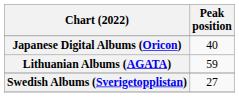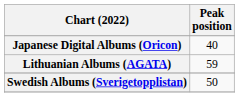(212, 82) 27 -> (212, 82) 50
